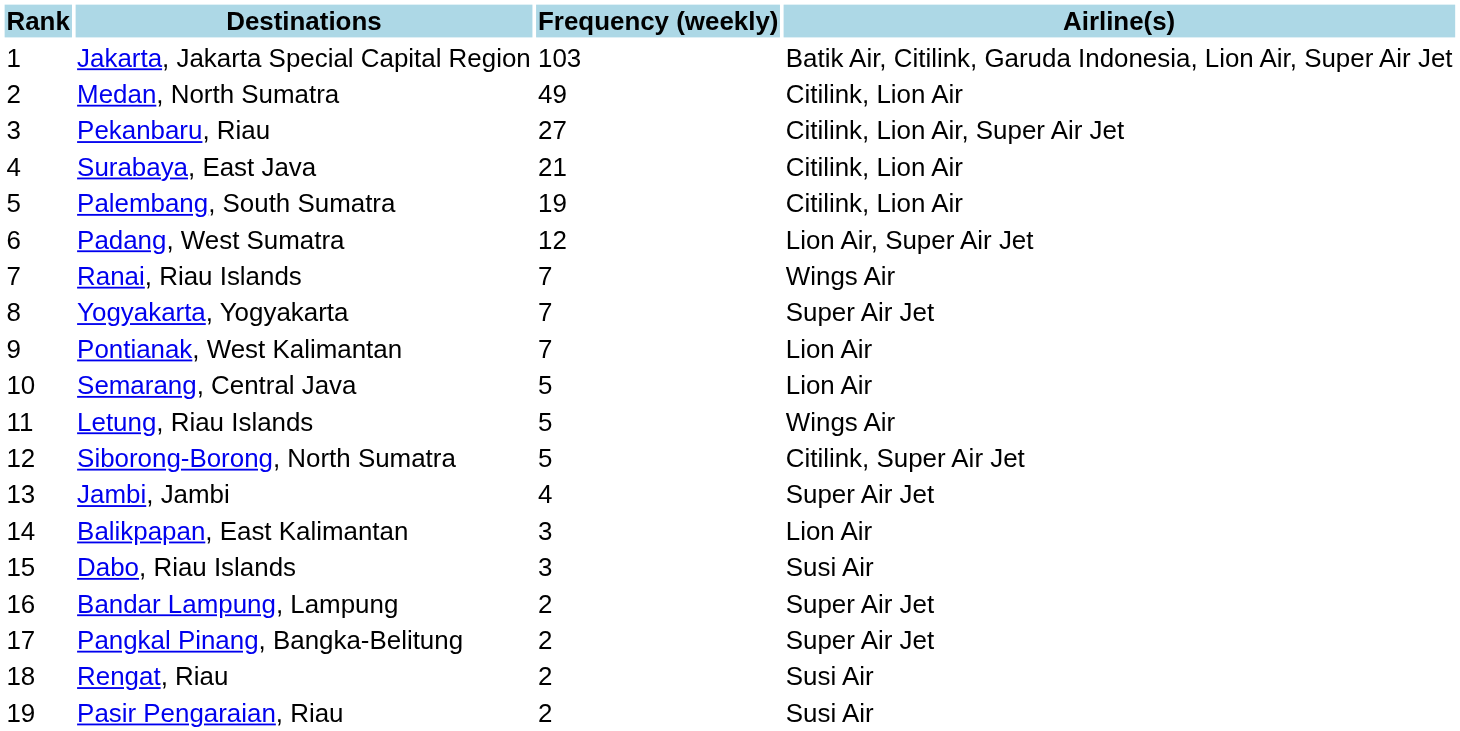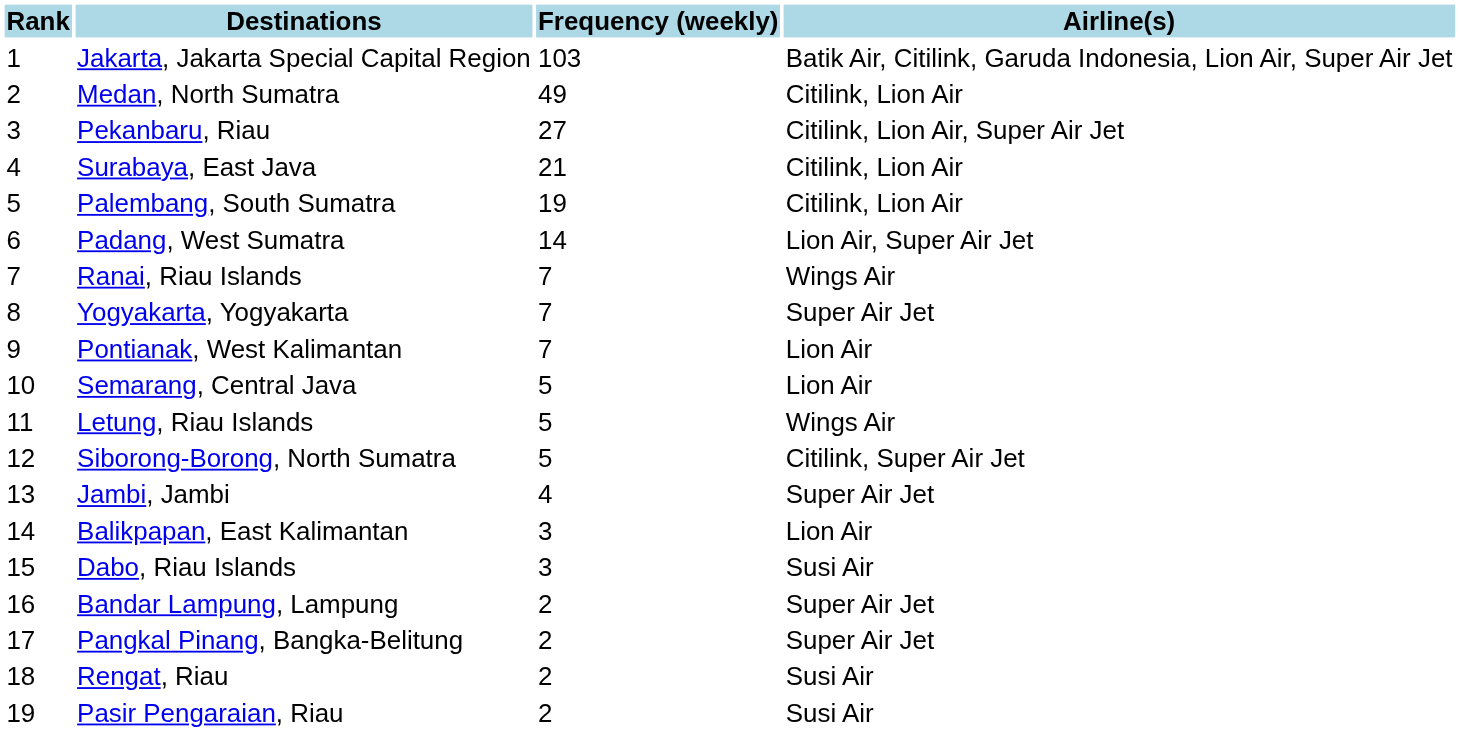(552, 239) 12 -> (552, 239) 14
